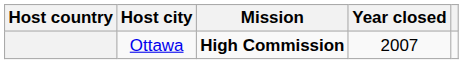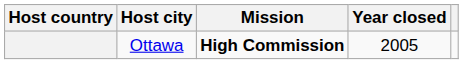(399, 44) 2007 -> (399, 44) 2005
